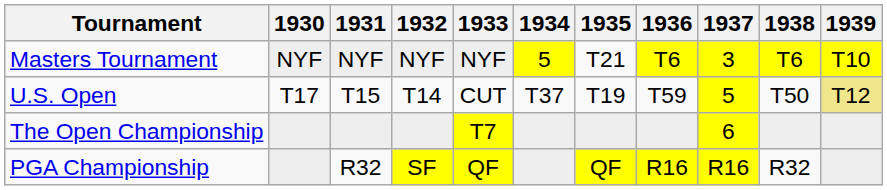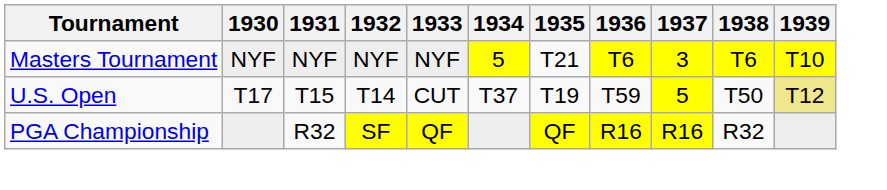- row: (137, 131)
